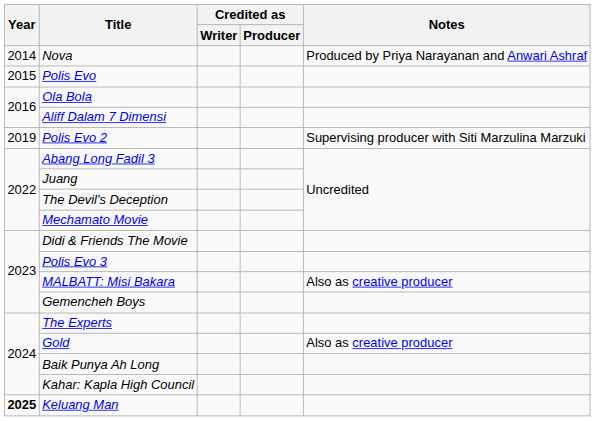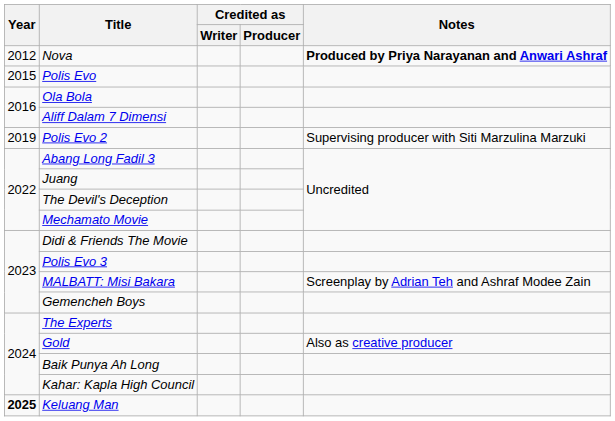(22, 55) 2014 -> (22, 55) 2012
(447, 55) normal -> (457, 55) bold
(379, 281) Also as creative producer -> (448, 281) Screenplay by Adrian Teh and Ashraf Modee Zain
